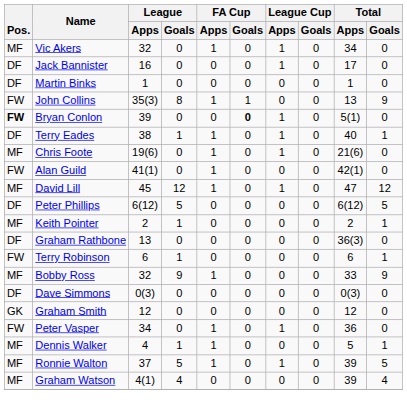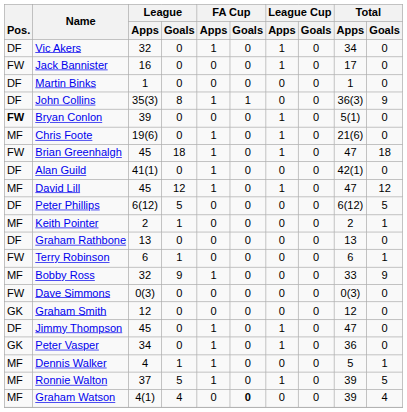(15, 48) MF -> (14, 48) DF
(14, 65) DF -> (15, 65) FW
(15, 100) FW -> (14, 100) DF
(350, 100) 13 -> (350, 100) 36(3)
(248, 118) bold -> (248, 118) normal
- row: (65, 135)
+ row: (79, 153)
(15, 170) FW -> (14, 170) DF
(350, 240) 36(3) -> (350, 240) 13
(14, 293) DF -> (15, 293) FW
+ row: (79, 328)
(15, 328) FW -> (15, 345) GK
(248, 380) normal -> (248, 398) bold
